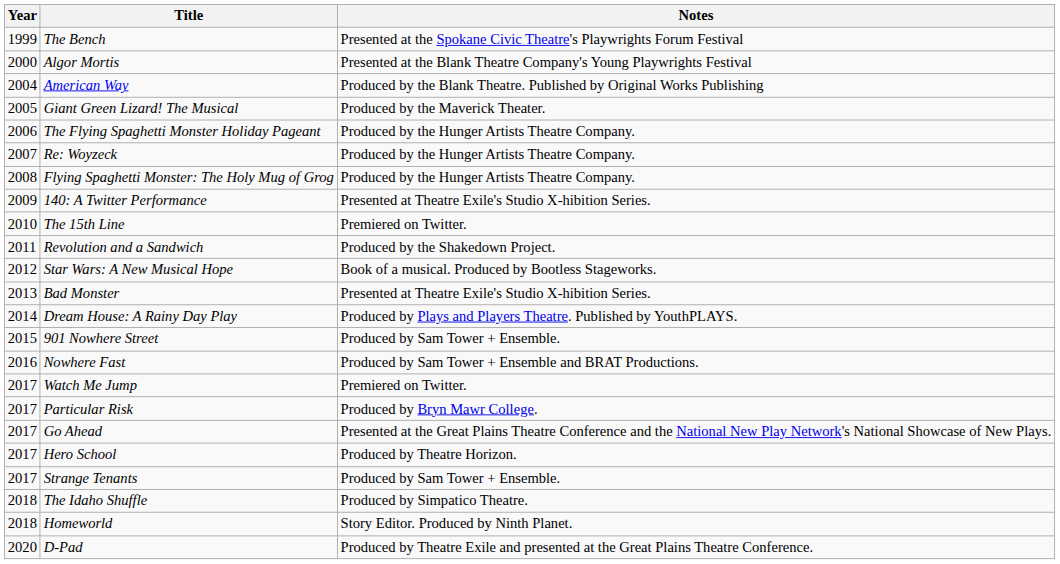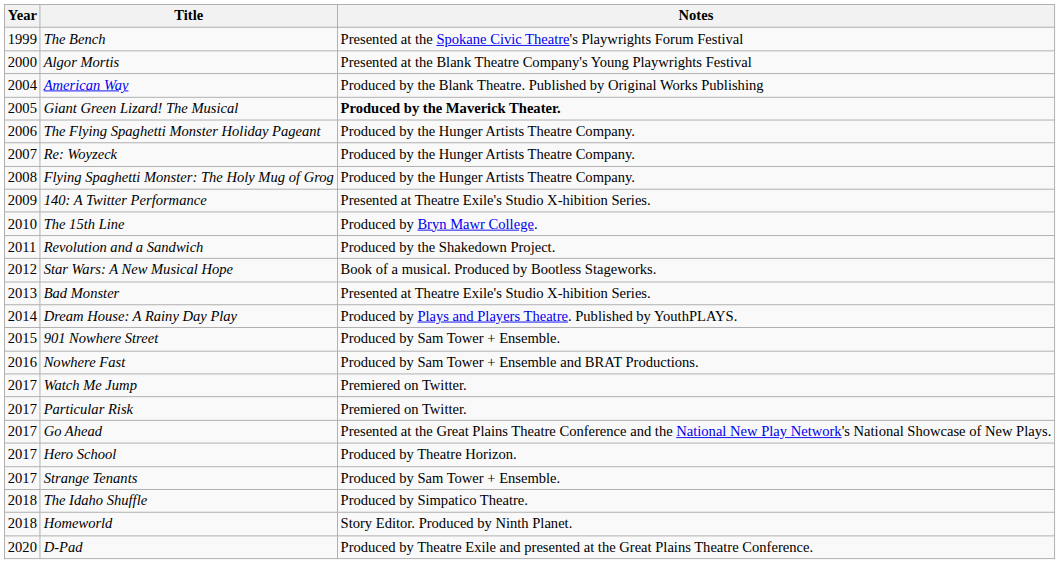(443, 108) normal -> (451, 108) bold
(404, 223) Premiered on Twitter. -> (439, 223) Produced by Bryn Mawr College.
(439, 408) Produced by Bryn Mawr College. -> (404, 408) Premiered on Twitter.
